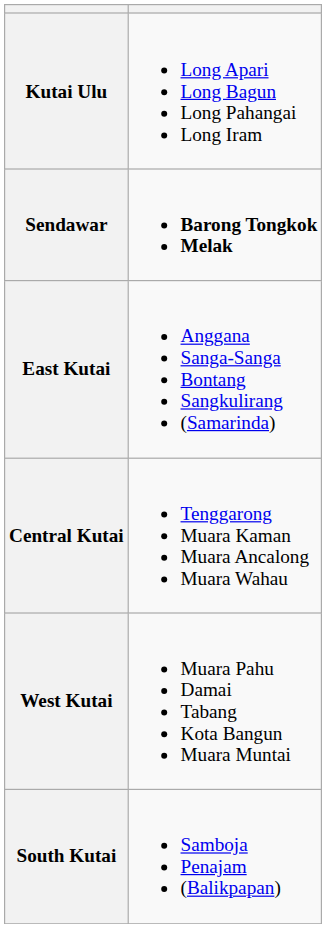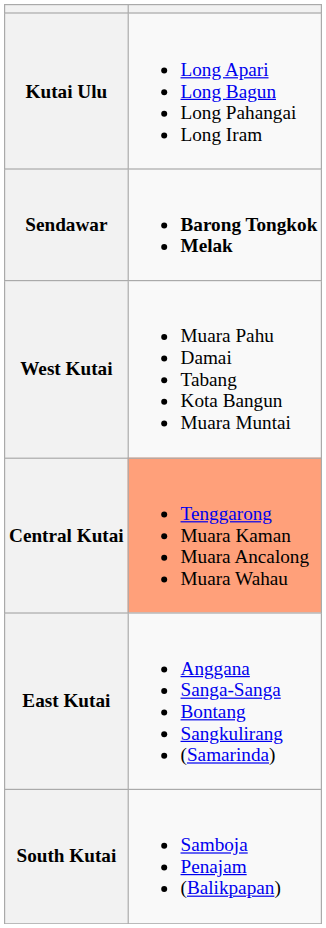rows swapped: (66, 701) <-> (66, 369)
(225, 546) no background -> (225, 546) lightsalmon background
